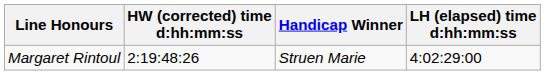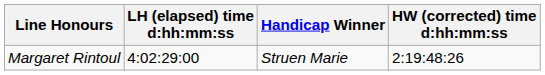columns swapped: (473, 25) <-> (200, 25)
